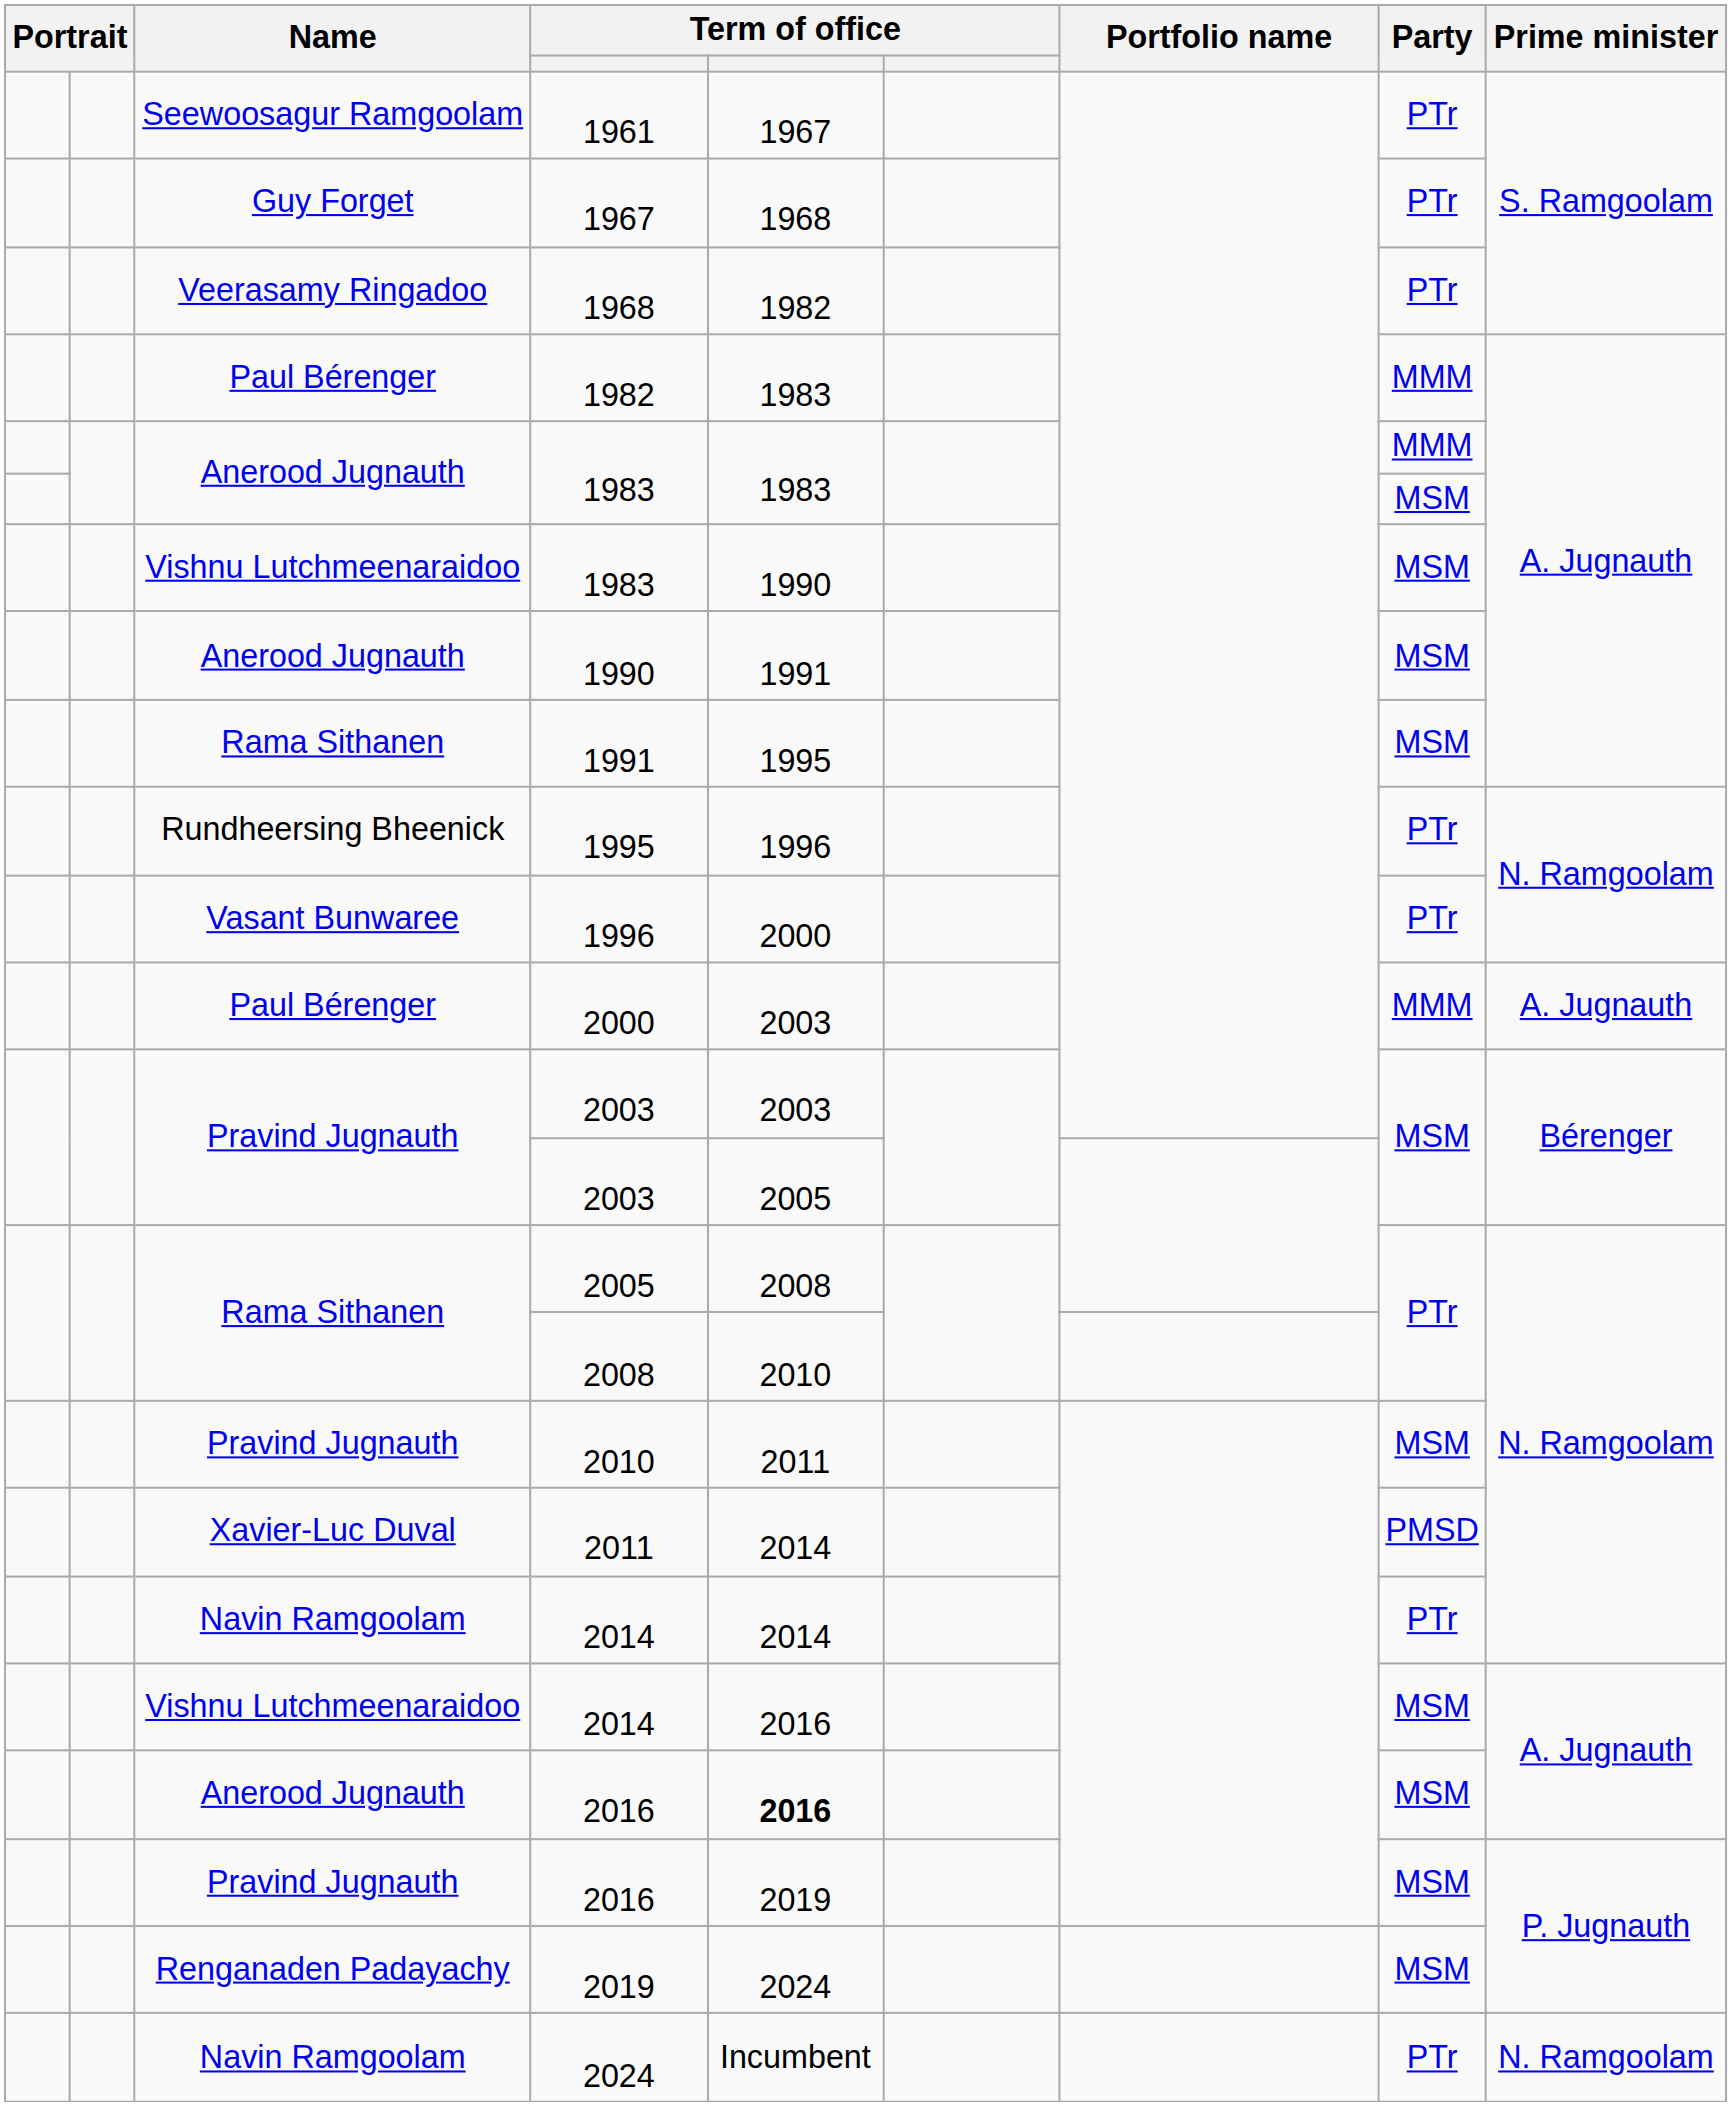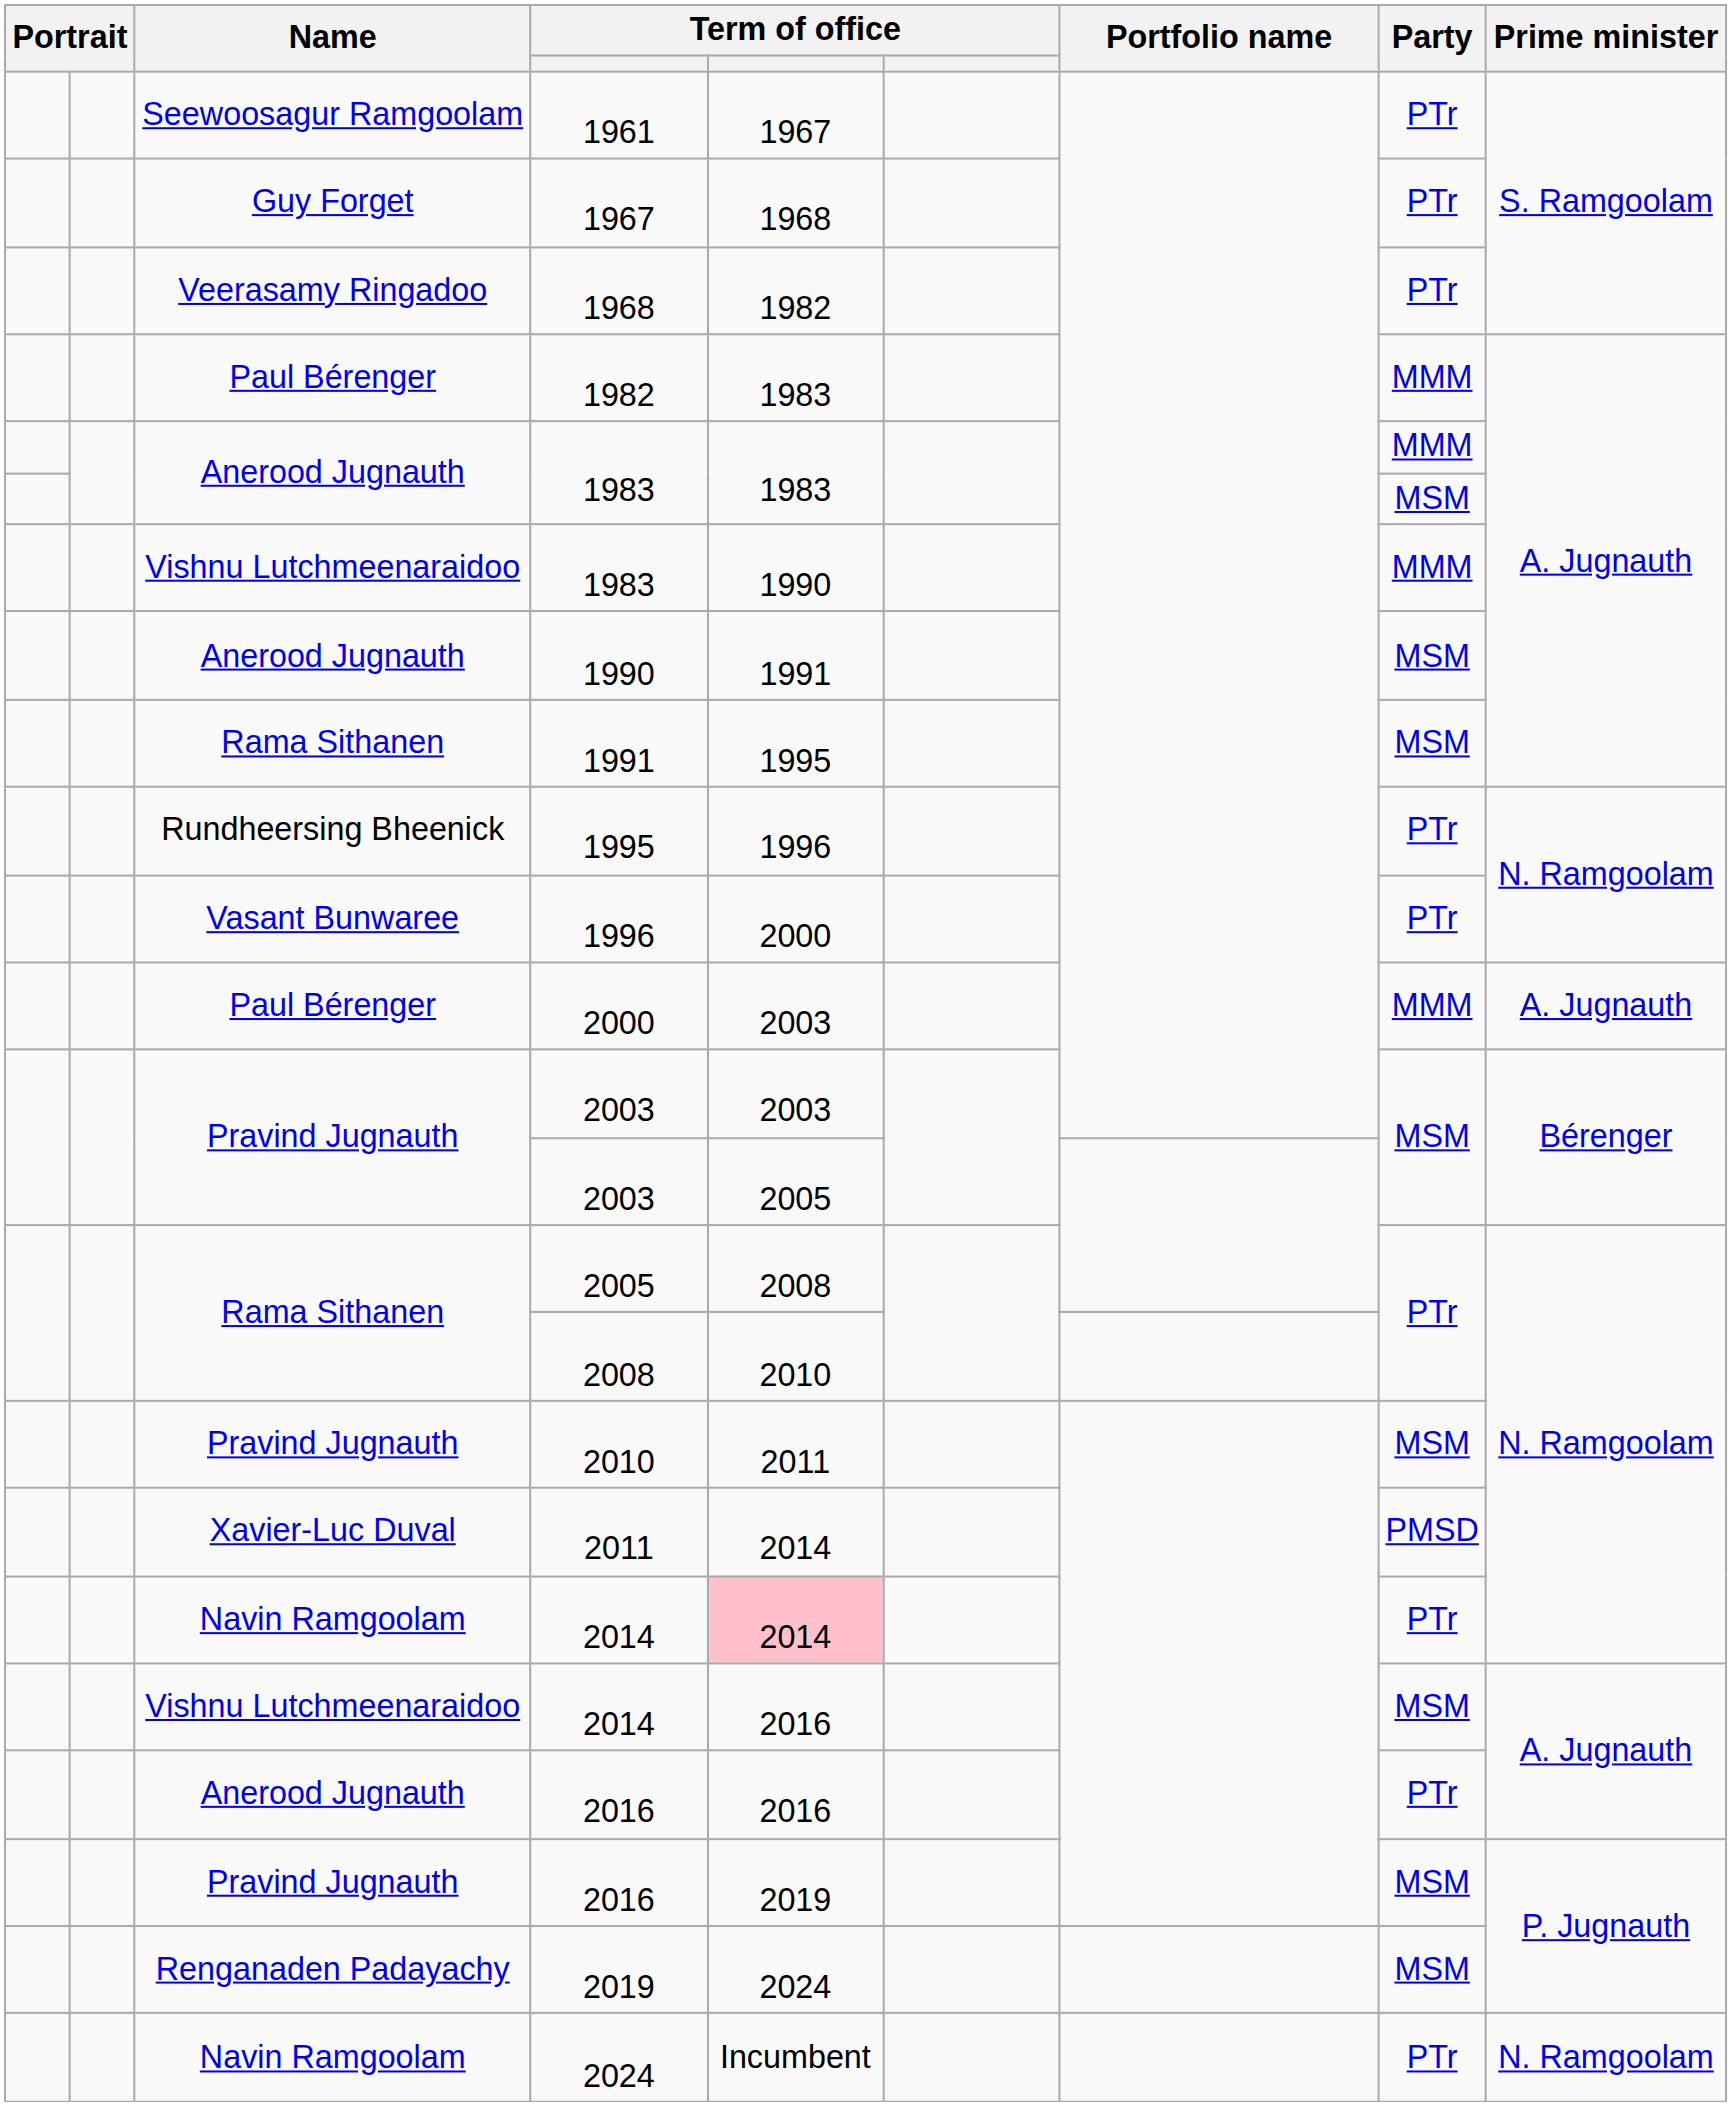(1432, 567) MSM -> (1432, 567) MMM
(795, 1637) no background -> (795, 1637) pink background
(795, 1812) bold -> (795, 1812) normal
(1432, 1794) MSM -> (1432, 1794) PTr
